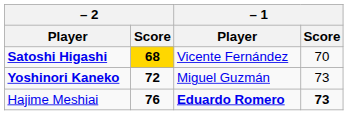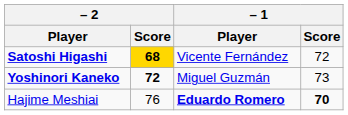(322, 57) 70 -> (322, 57) 72
(152, 99) bold -> (152, 99) normal
(322, 99) 73 -> (322, 99) 70
